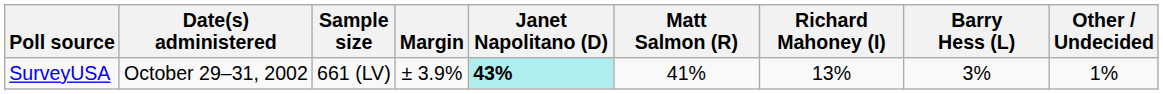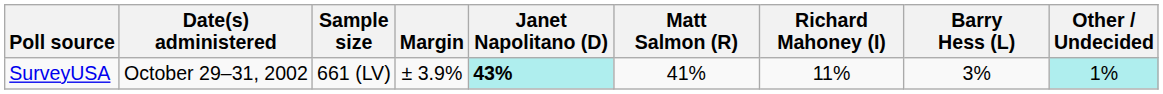(832, 73) 13% -> (832, 73) 11%
(1104, 73) no background -> (1104, 73) paleturquoise background
